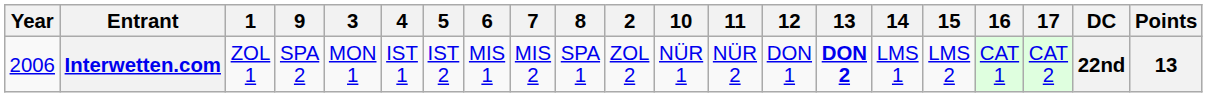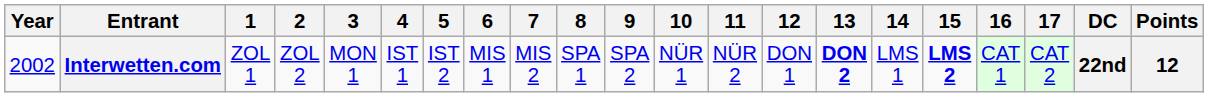columns swapped: (630, 20) <-> (300, 20)
(32, 64) 2006 -> (32, 64) 2002
(949, 64) normal -> (950, 64) bold
(1166, 64) 13 -> (1167, 64) 12
